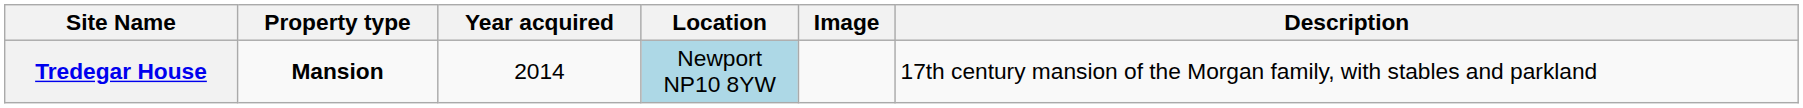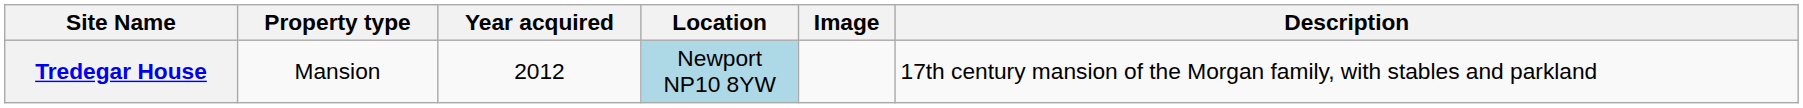(337, 71) bold -> (337, 71) normal
(539, 71) 2014 -> (539, 71) 2012
